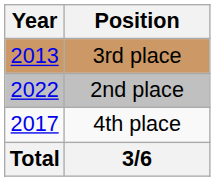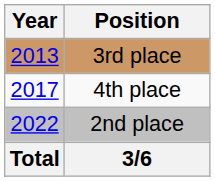rows swapped: (137, 124) <-> (137, 90)
